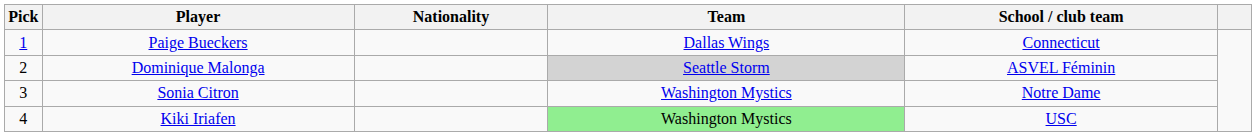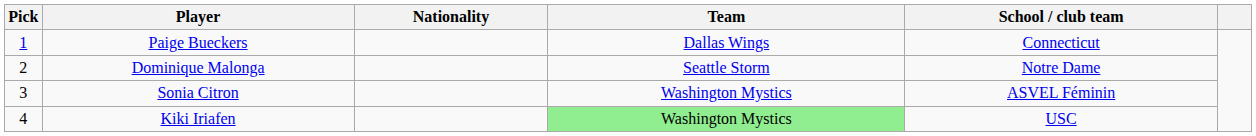(726, 67) lightgrey background -> (726, 67) no background
(1061, 67) ASVEL Féminin -> (1061, 67) Notre Dame
(1061, 93) Notre Dame -> (1061, 93) ASVEL Féminin
